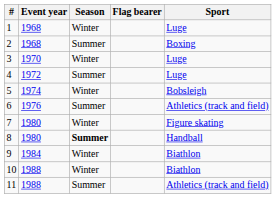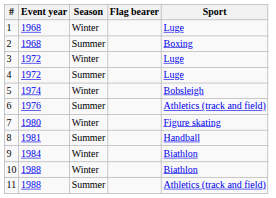(31, 59) 1970 -> (31, 59) 1972
(31, 138) 1980 -> (31, 138) 1981
(90, 138) bold -> (88, 138) normal
